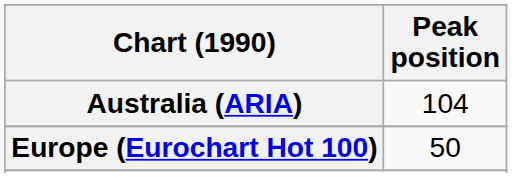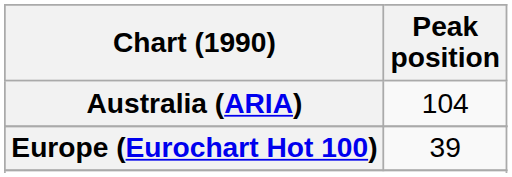(445, 147) 50 -> (445, 147) 39
